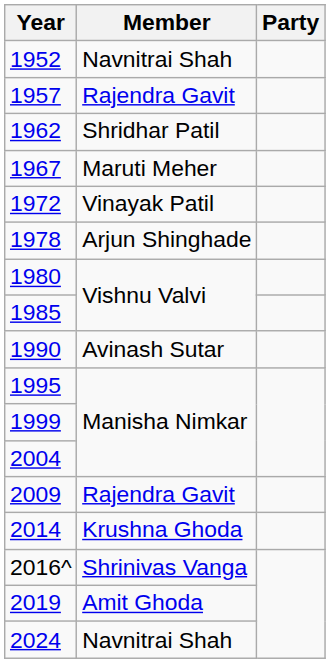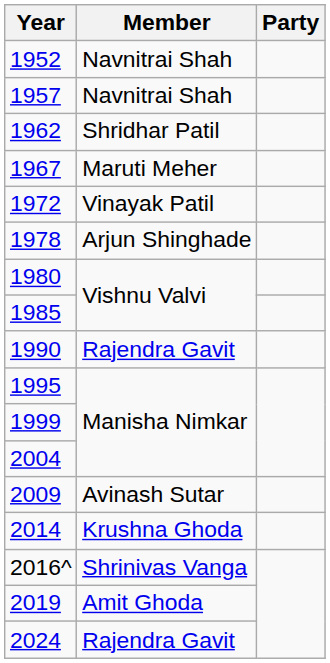(158, 95) Rajendra Gavit -> (157, 95) Navnitrai Shah
(153, 349) Avinash Sutar -> (158, 349) Rajendra Gavit
(158, 494) Rajendra Gavit -> (153, 494) Avinash Sutar
(157, 639) Navnitrai Shah -> (158, 639) Rajendra Gavit
